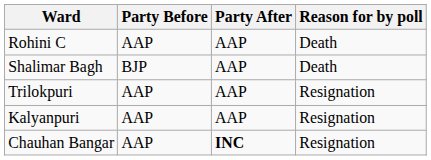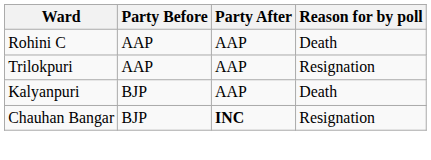- row: (55, 67)
(137, 117) AAP -> (134, 92) BJP
(337, 117) Resignation -> (318, 92) Death
(137, 142) AAP -> (134, 117) BJP
